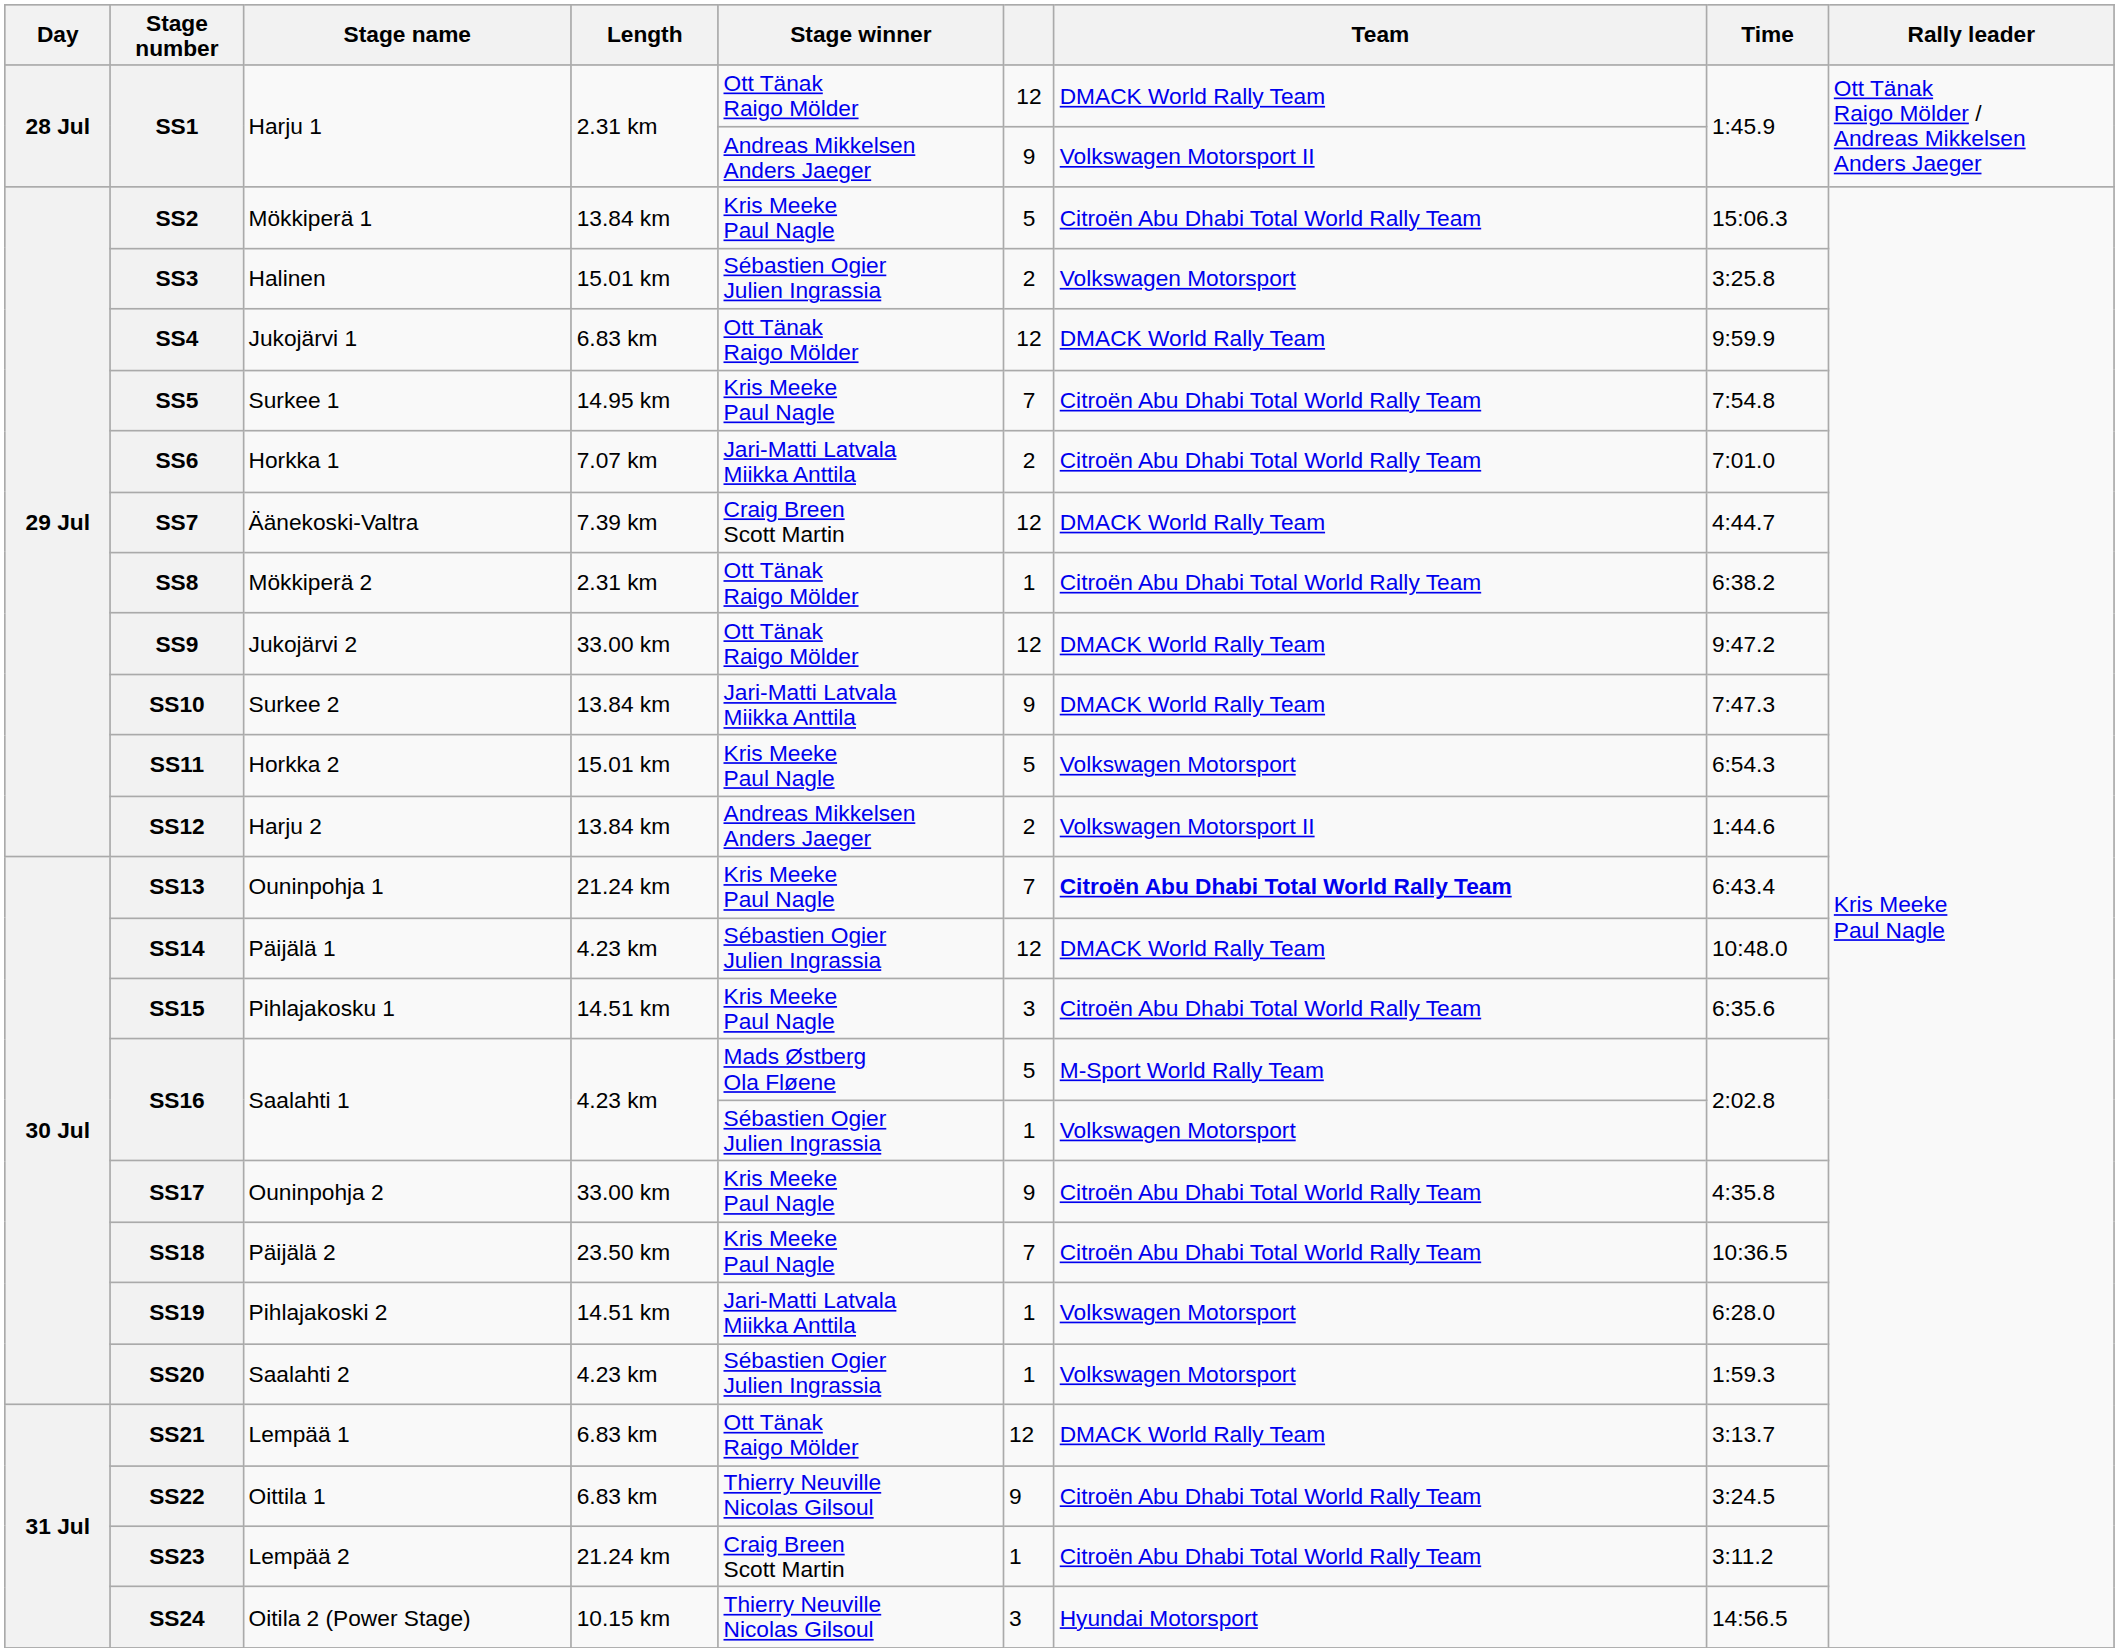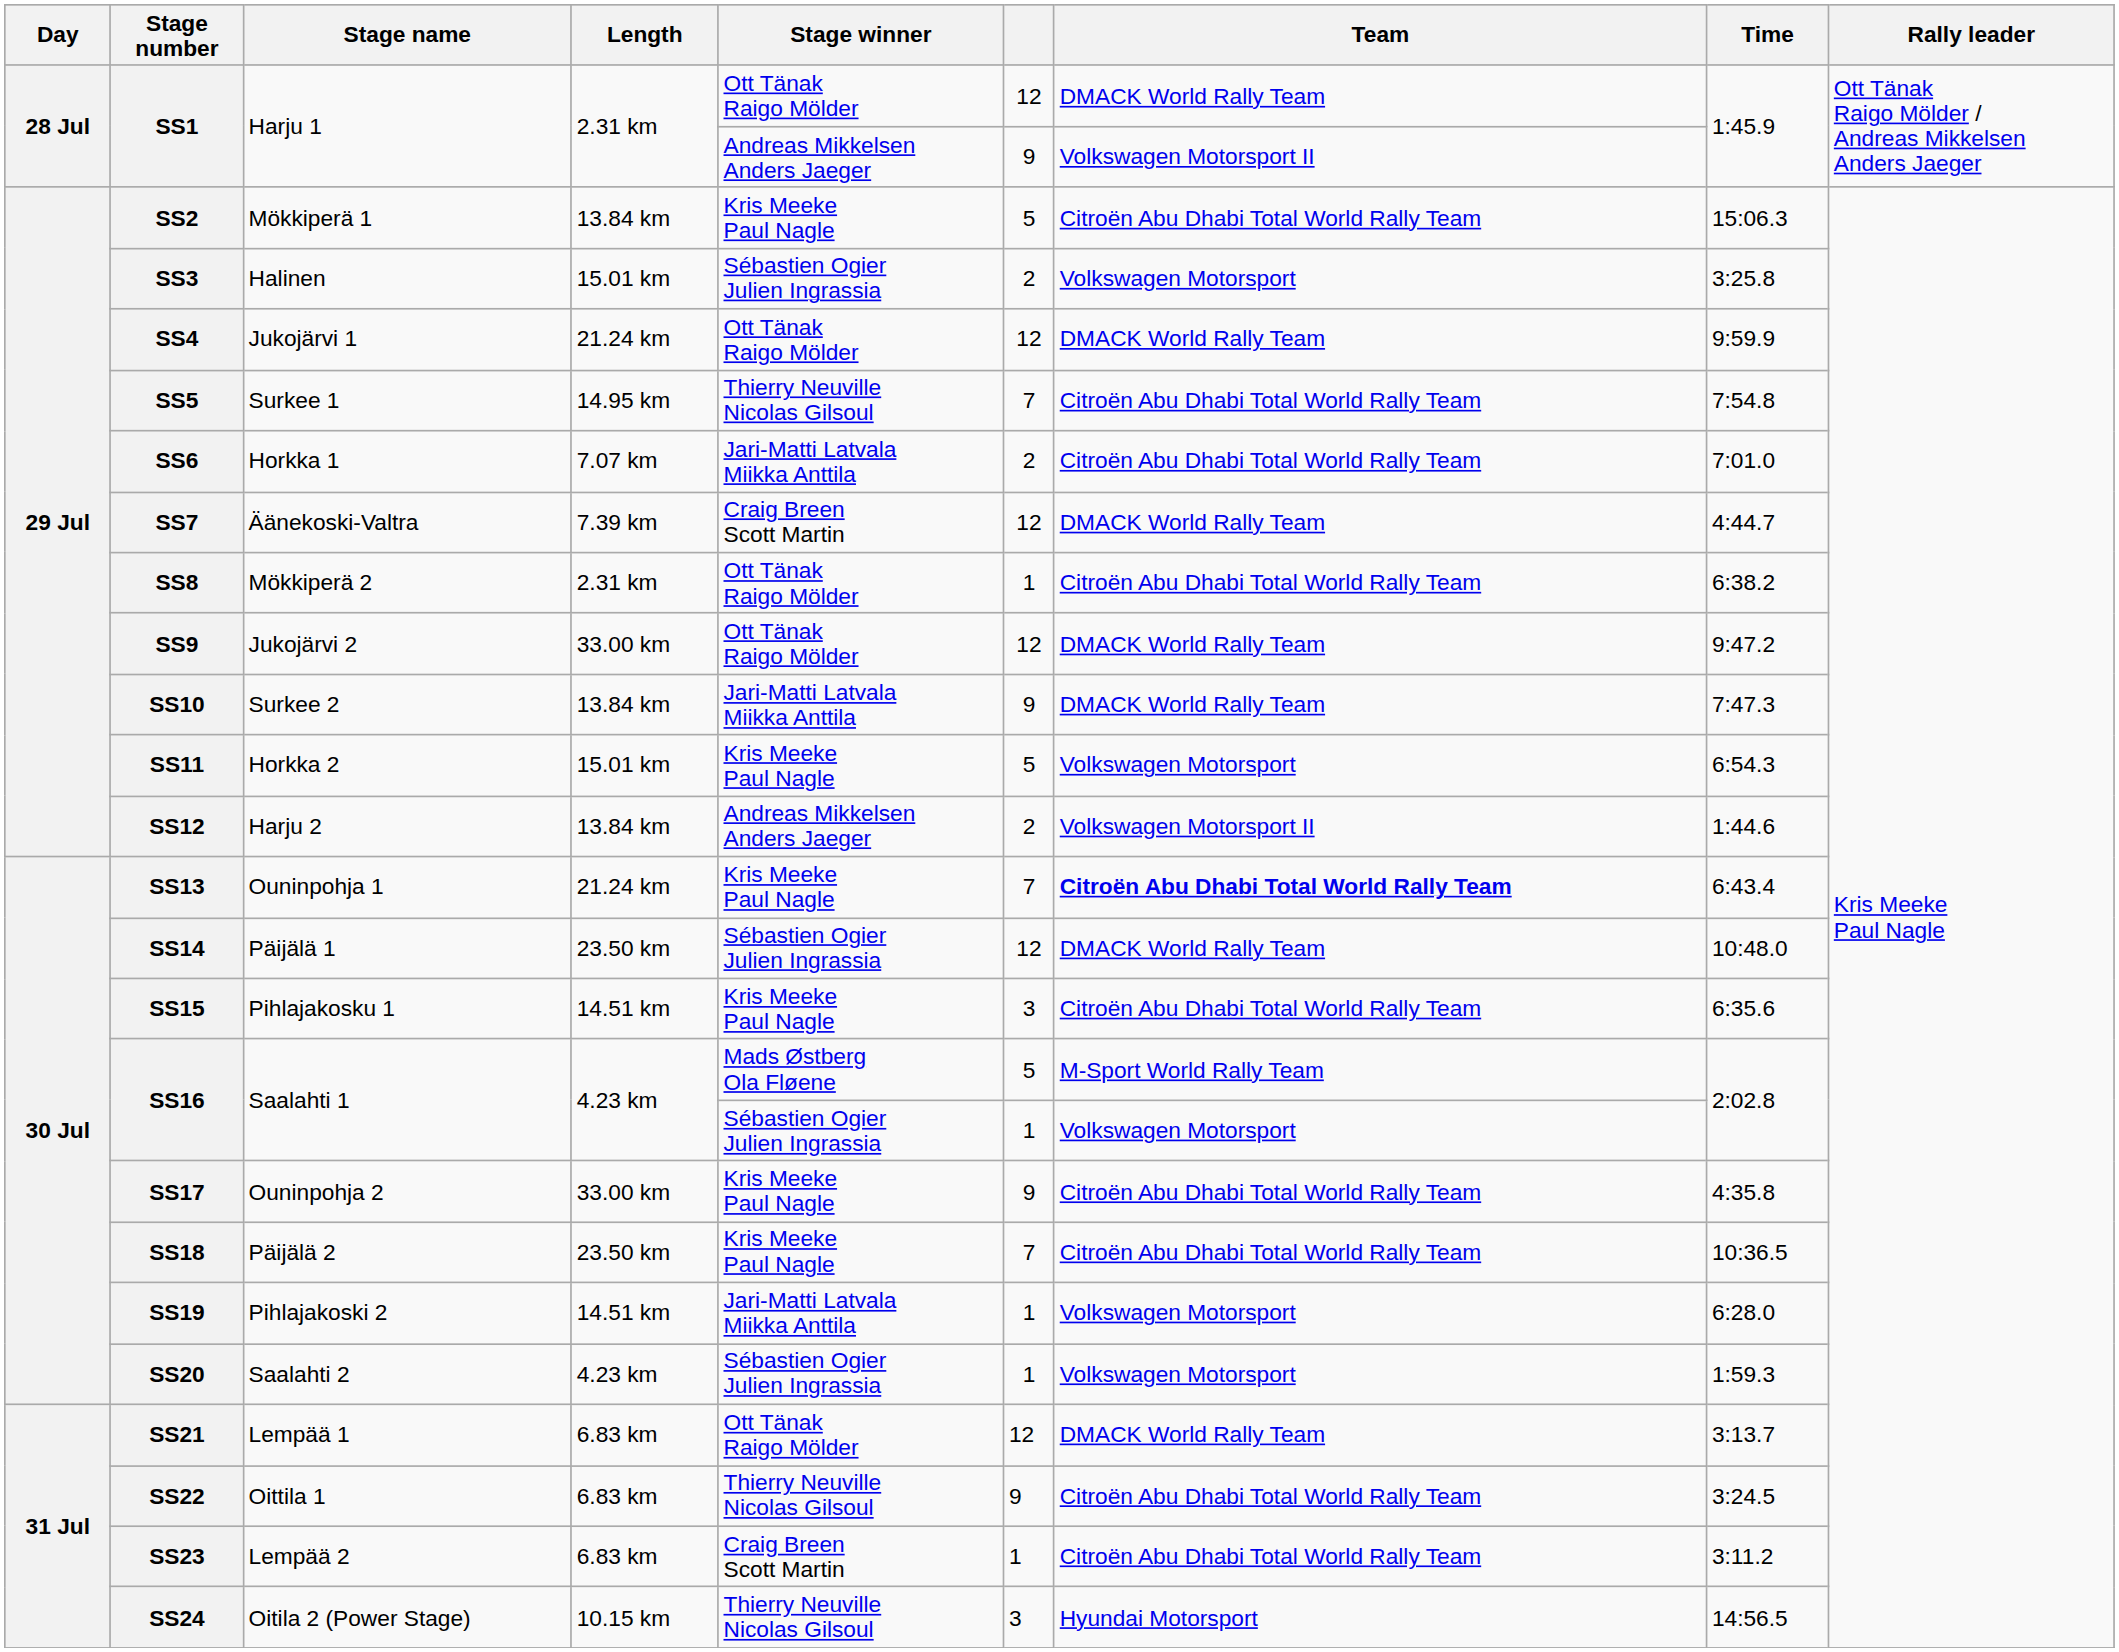(617, 339) 6.83 km -> (623, 339) 21.24 km
(780, 400) Kris Meeke Paul Nagle -> (802, 400) Thierry Neuville Nicolas Gilsoul
(617, 948) 4.23 km -> (623, 948) 23.50 km
(623, 1556) 21.24 km -> (617, 1556) 6.83 km
